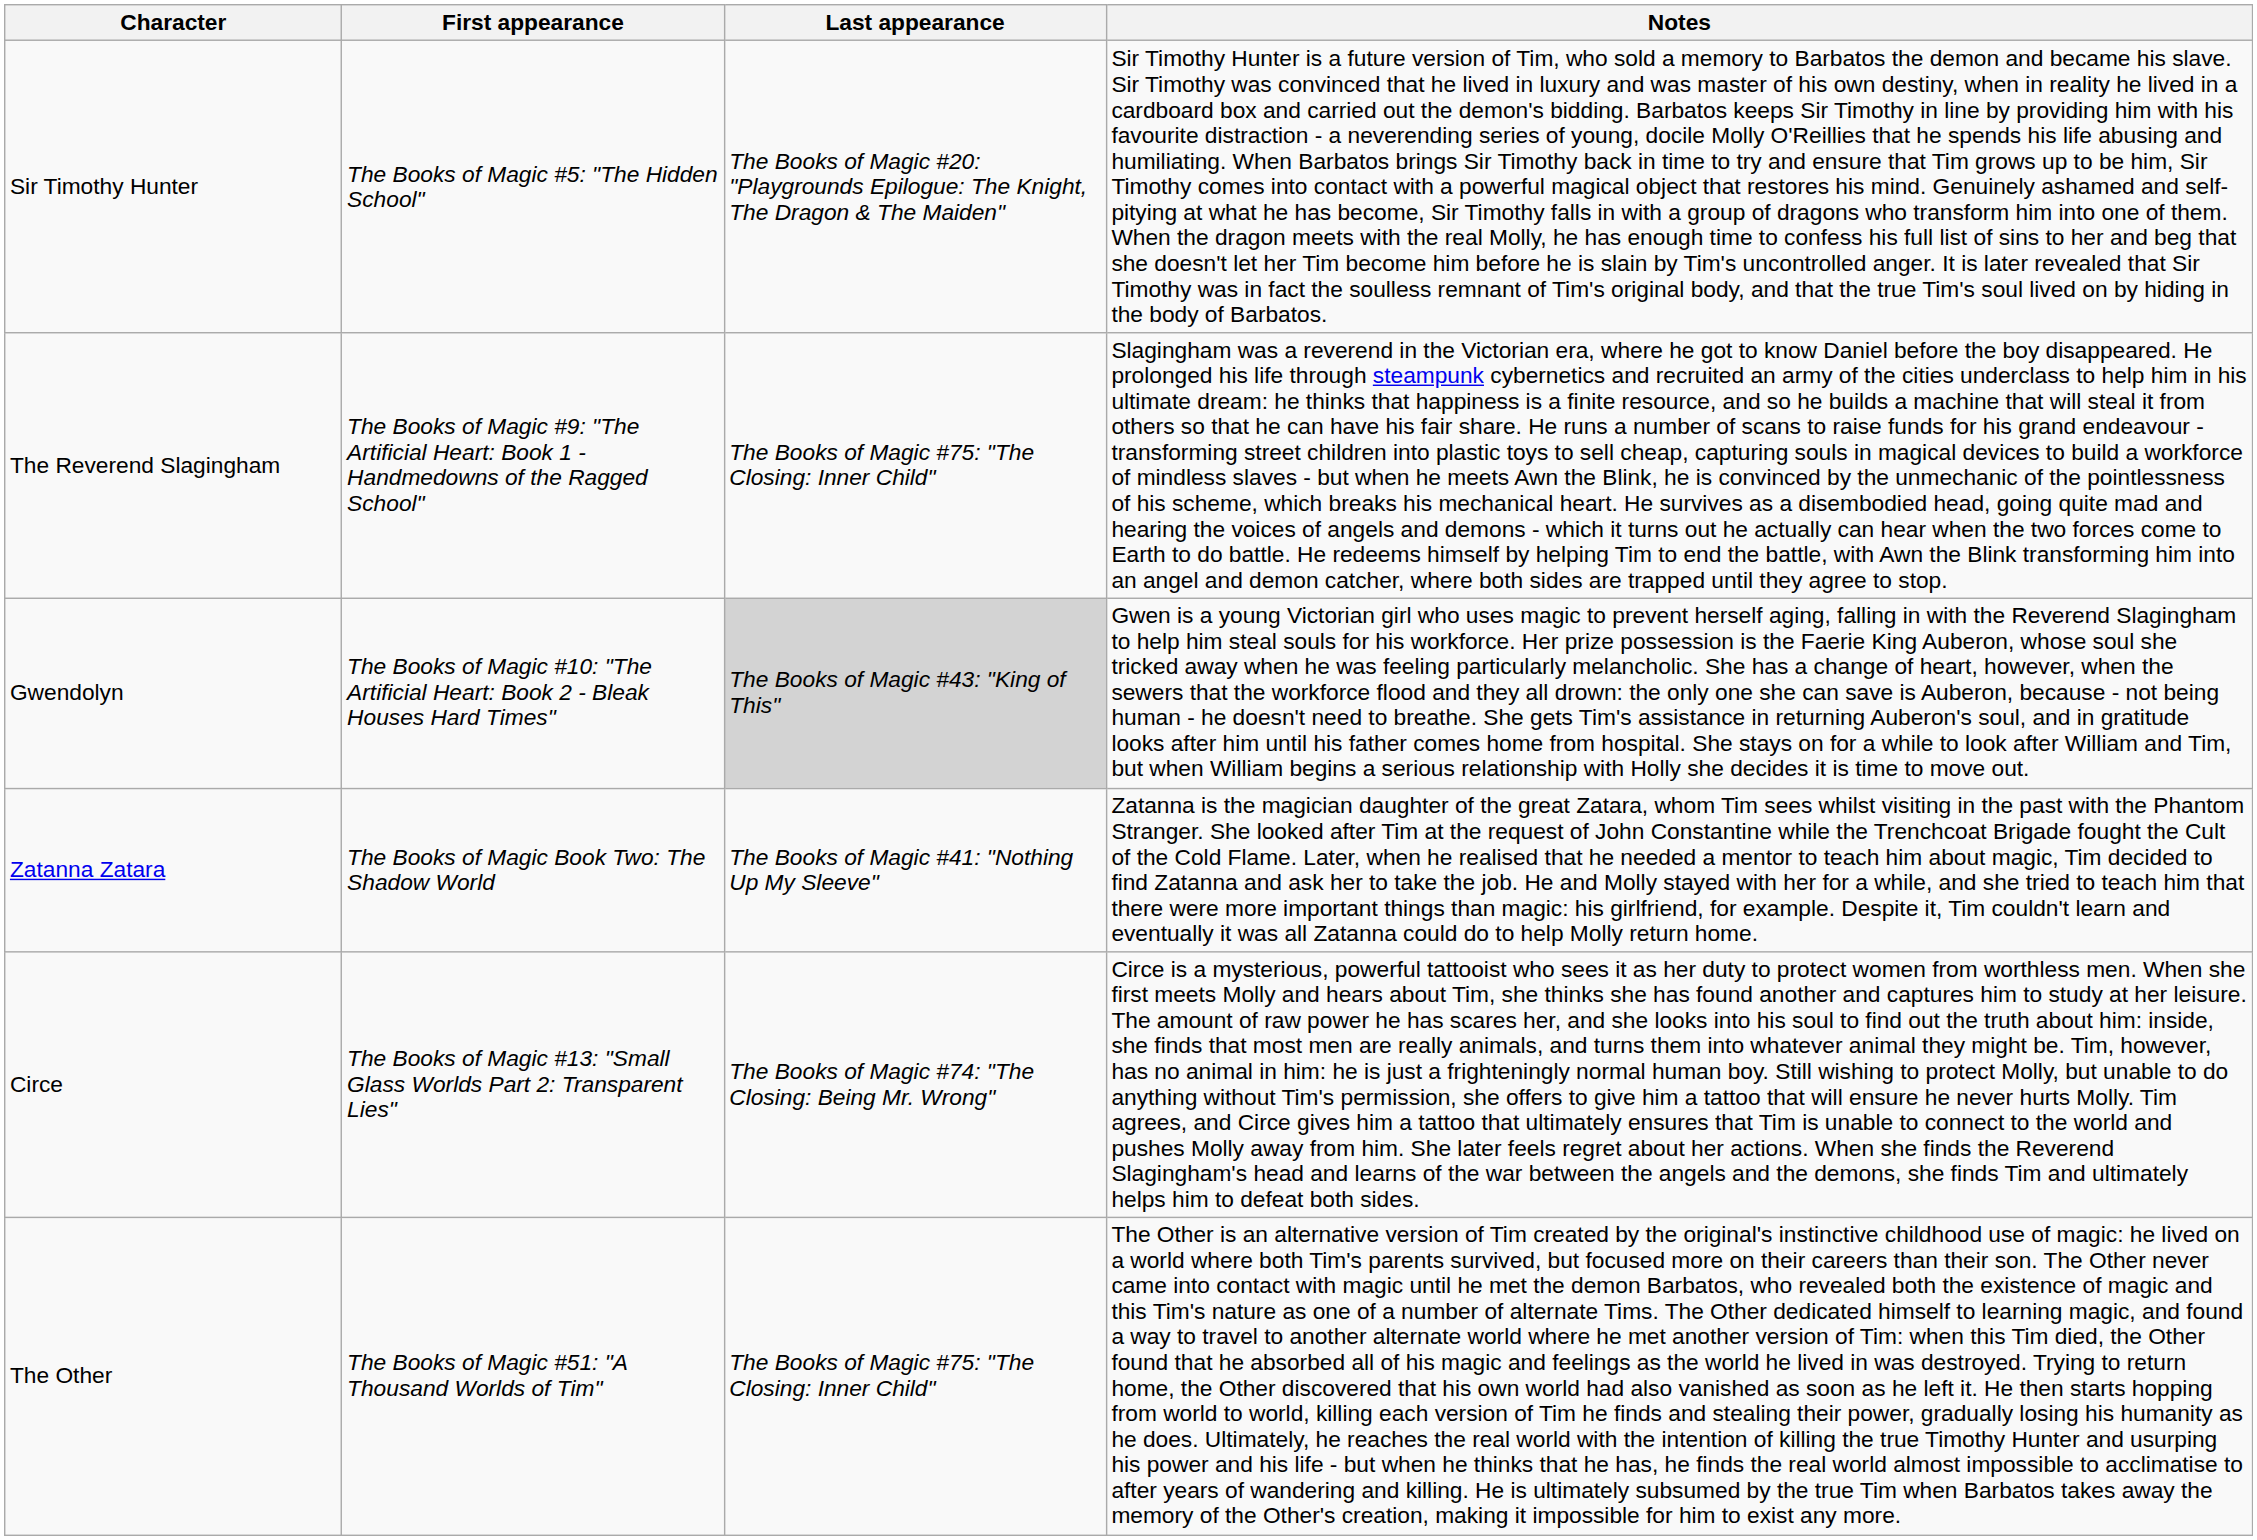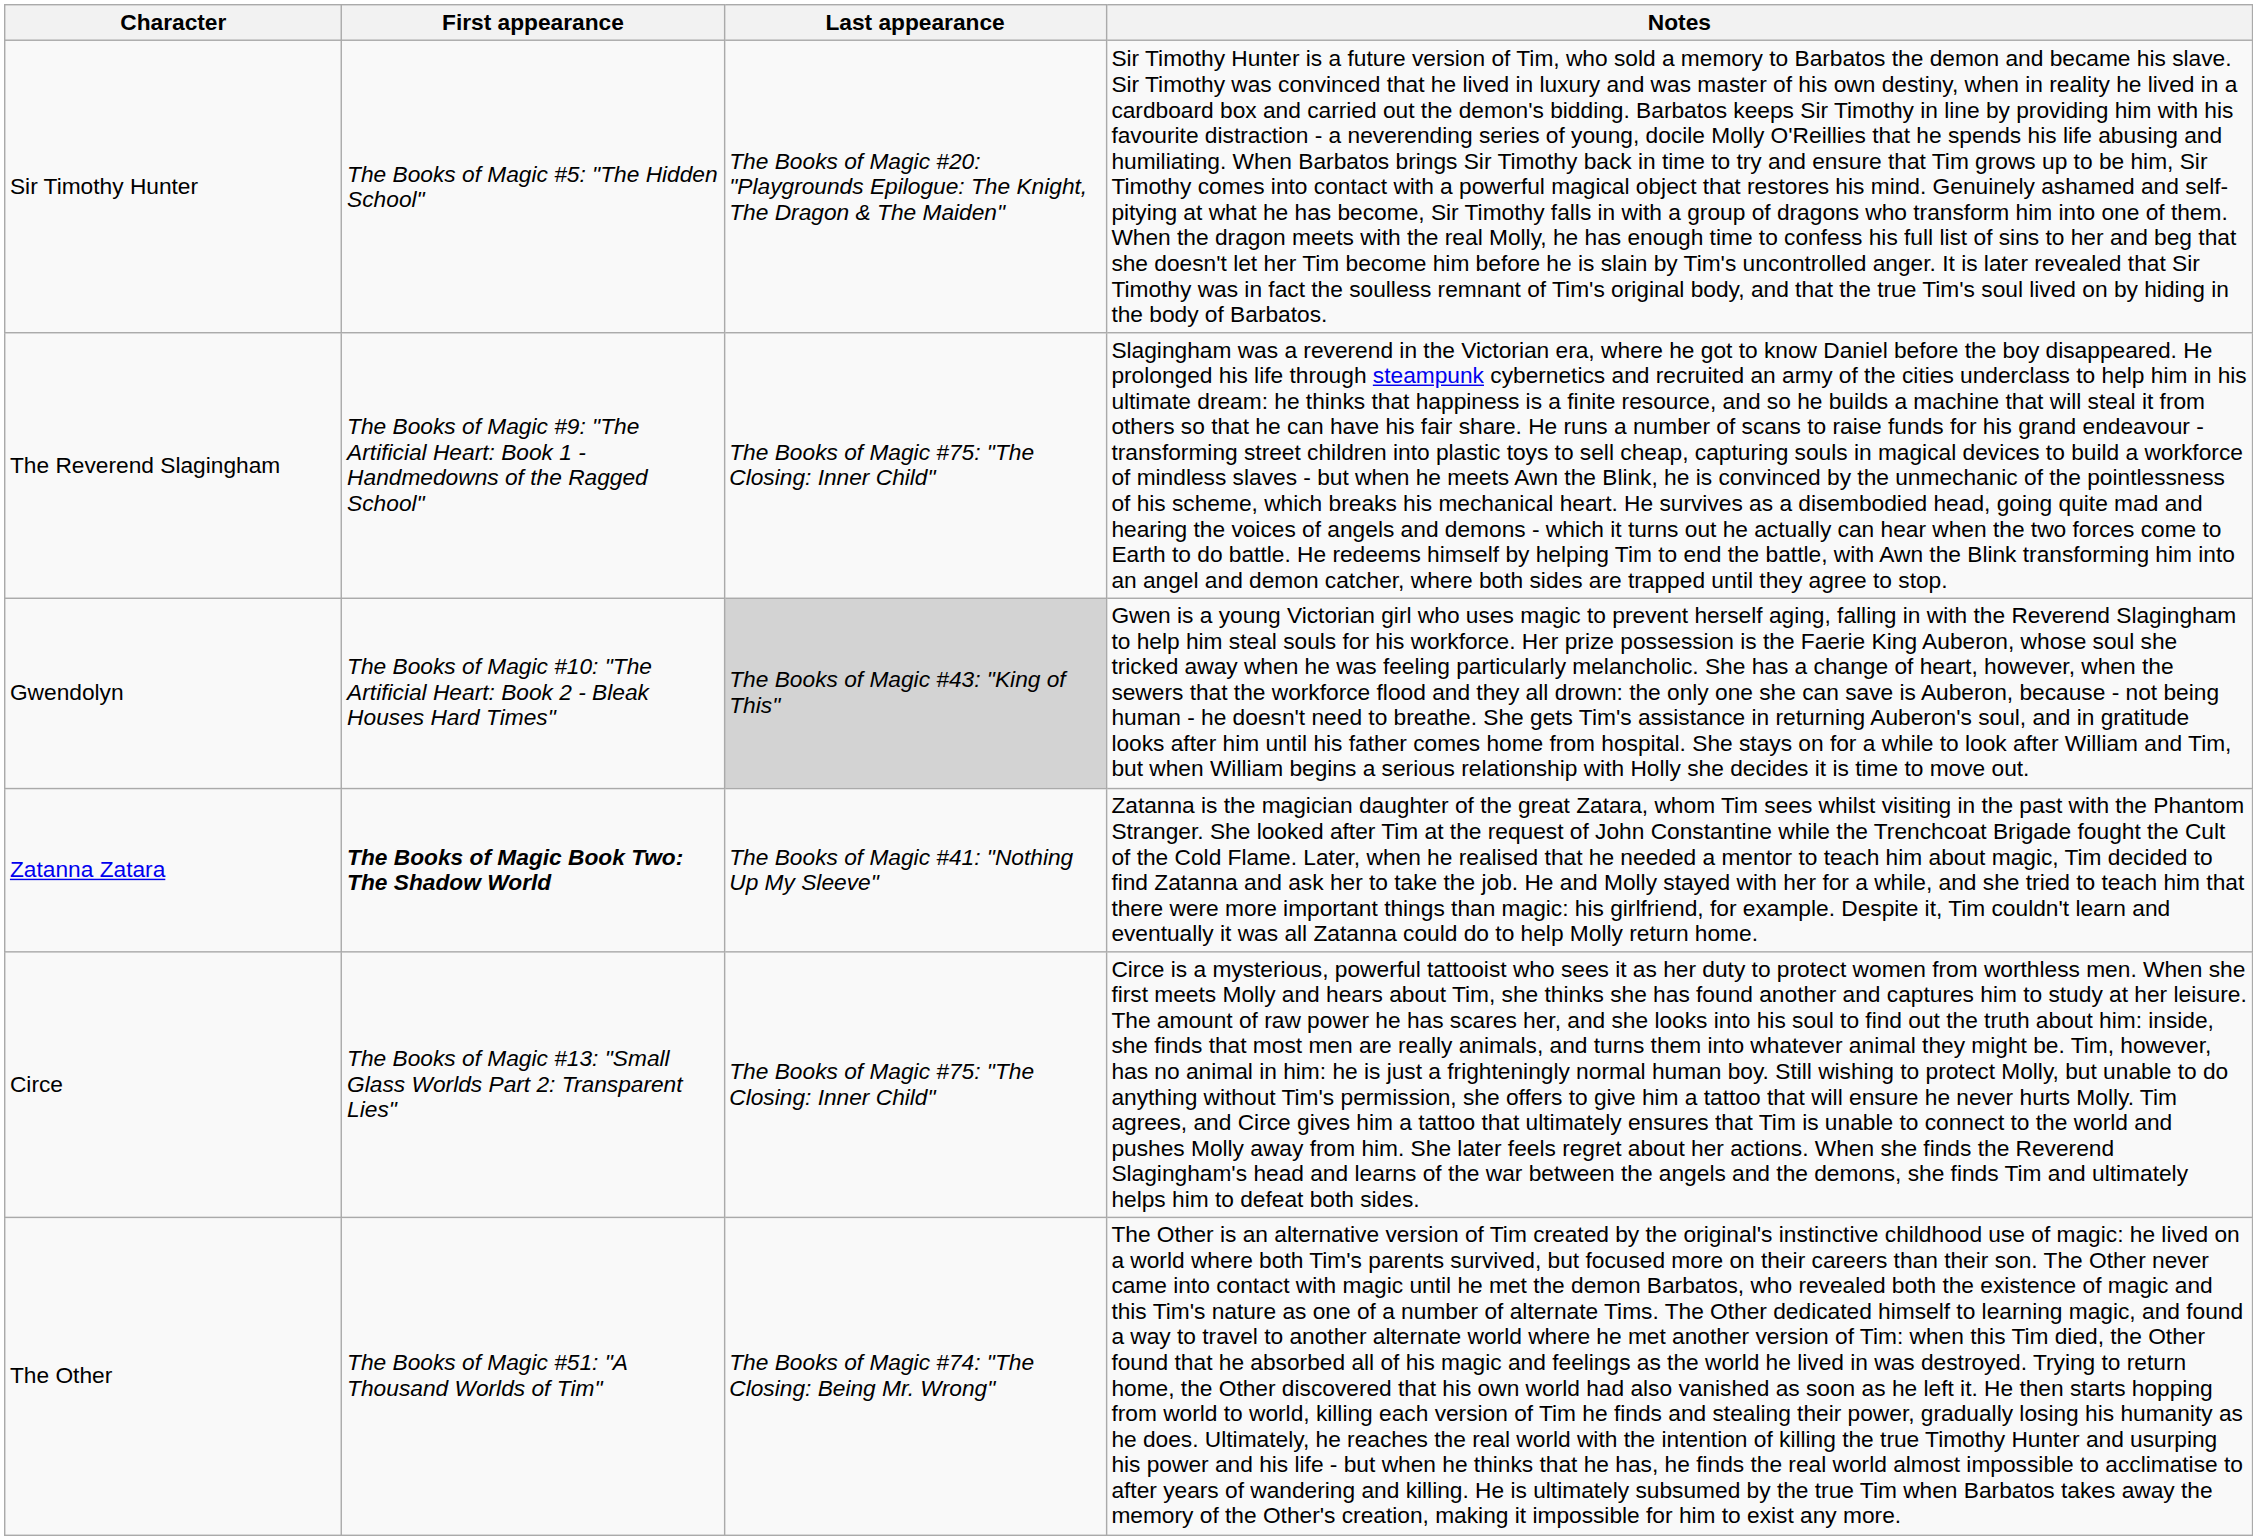(526, 869) normal -> (515, 869) bold
(882, 1084) The Books of Magic #74: "The Closing: Being Mr. Wrong" -> (882, 1084) The Books of Magic #75: "The Closing: Inner Child"
(882, 1376) The Books of Magic #75: "The Closing: Inner Child" -> (882, 1376) The Books of Magic #74: "The Closing: Being Mr. Wrong"
